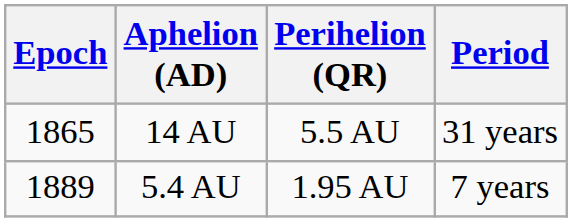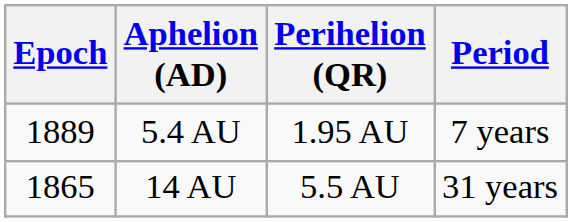rows swapped: (191, 131) <-> (191, 188)
